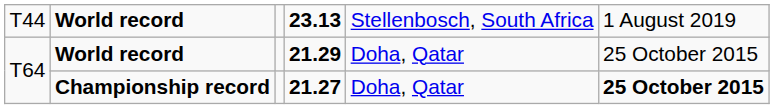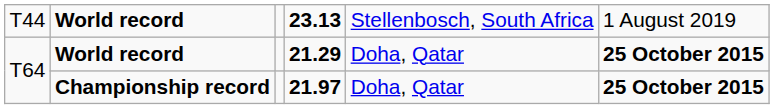(681, 53) normal -> (683, 53) bold
(315, 86) 21.27 -> (315, 86) 21.97
